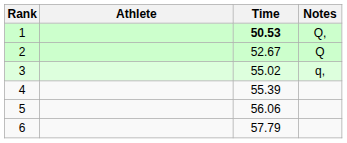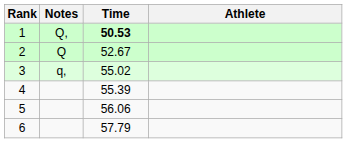columns swapped: (136, 14) <-> (320, 14)
